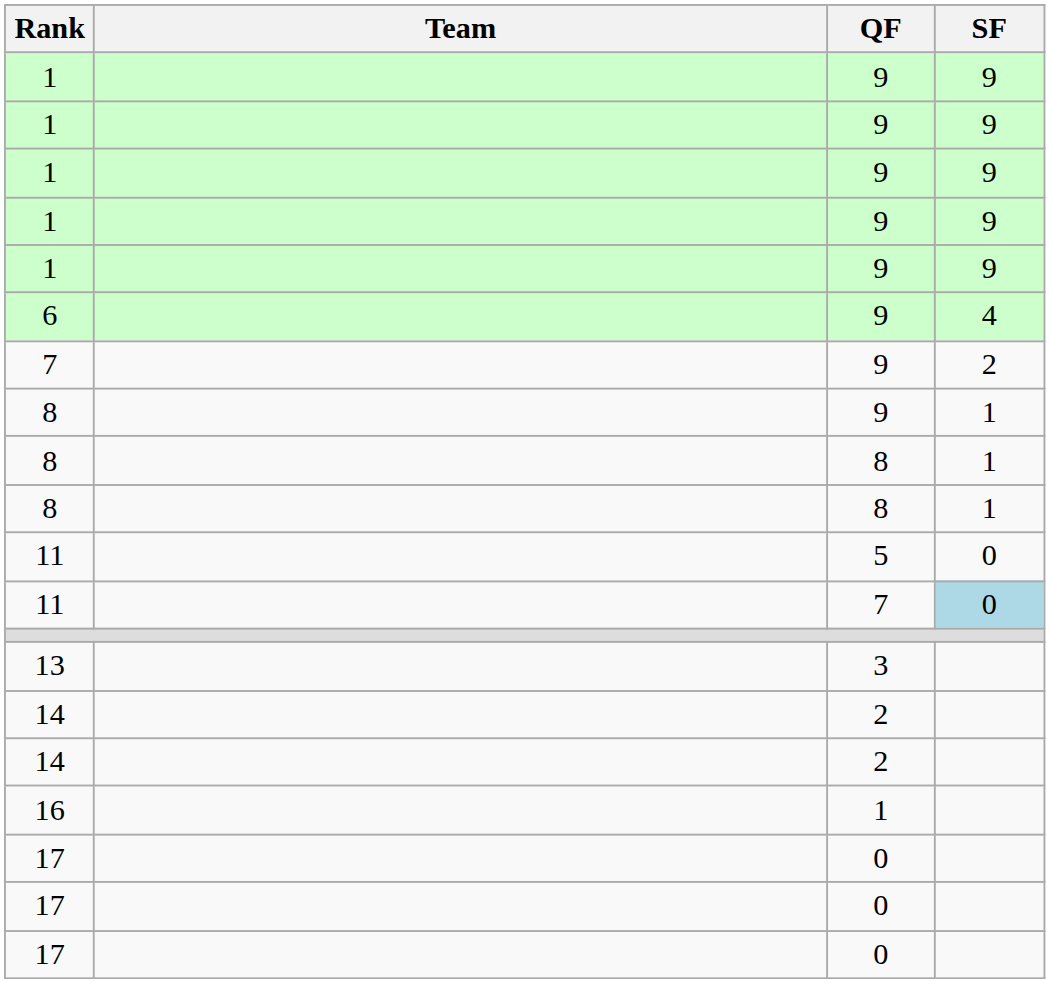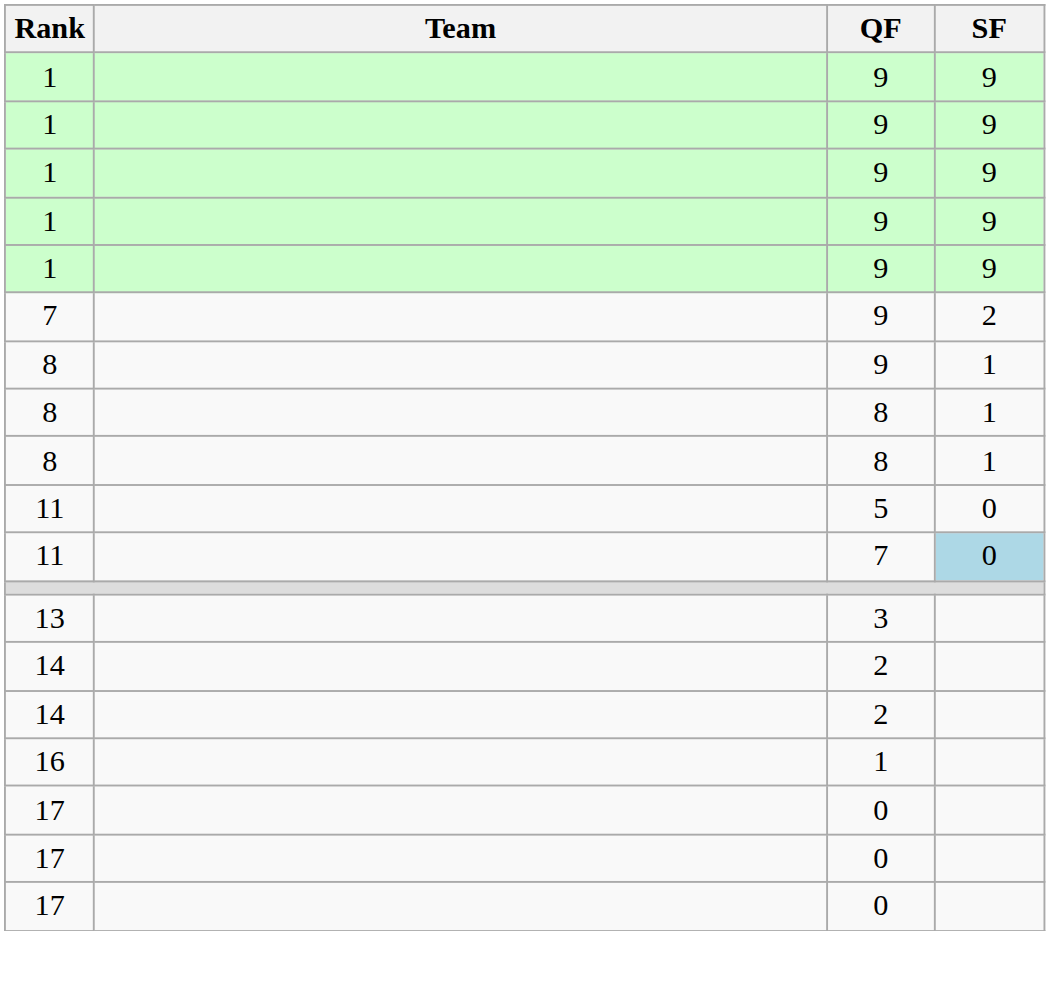- row: (50, 316)
